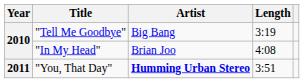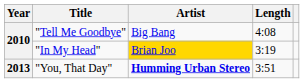(266, 31) 3:19 -> (266, 31) 4:08
(153, 50) no background -> (153, 50) gold background
(266, 50) 4:08 -> (266, 50) 3:19
(19, 68) 2011 -> (19, 68) 2013
